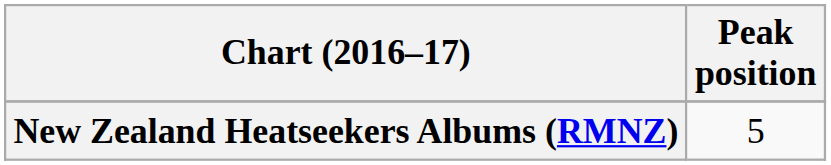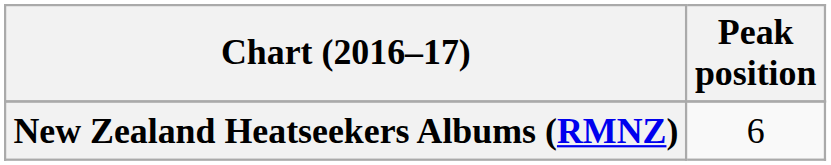(756, 130) 5 -> (756, 130) 6
